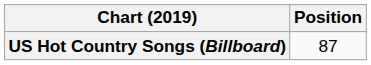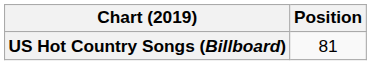(328, 45) 87 -> (328, 45) 81
